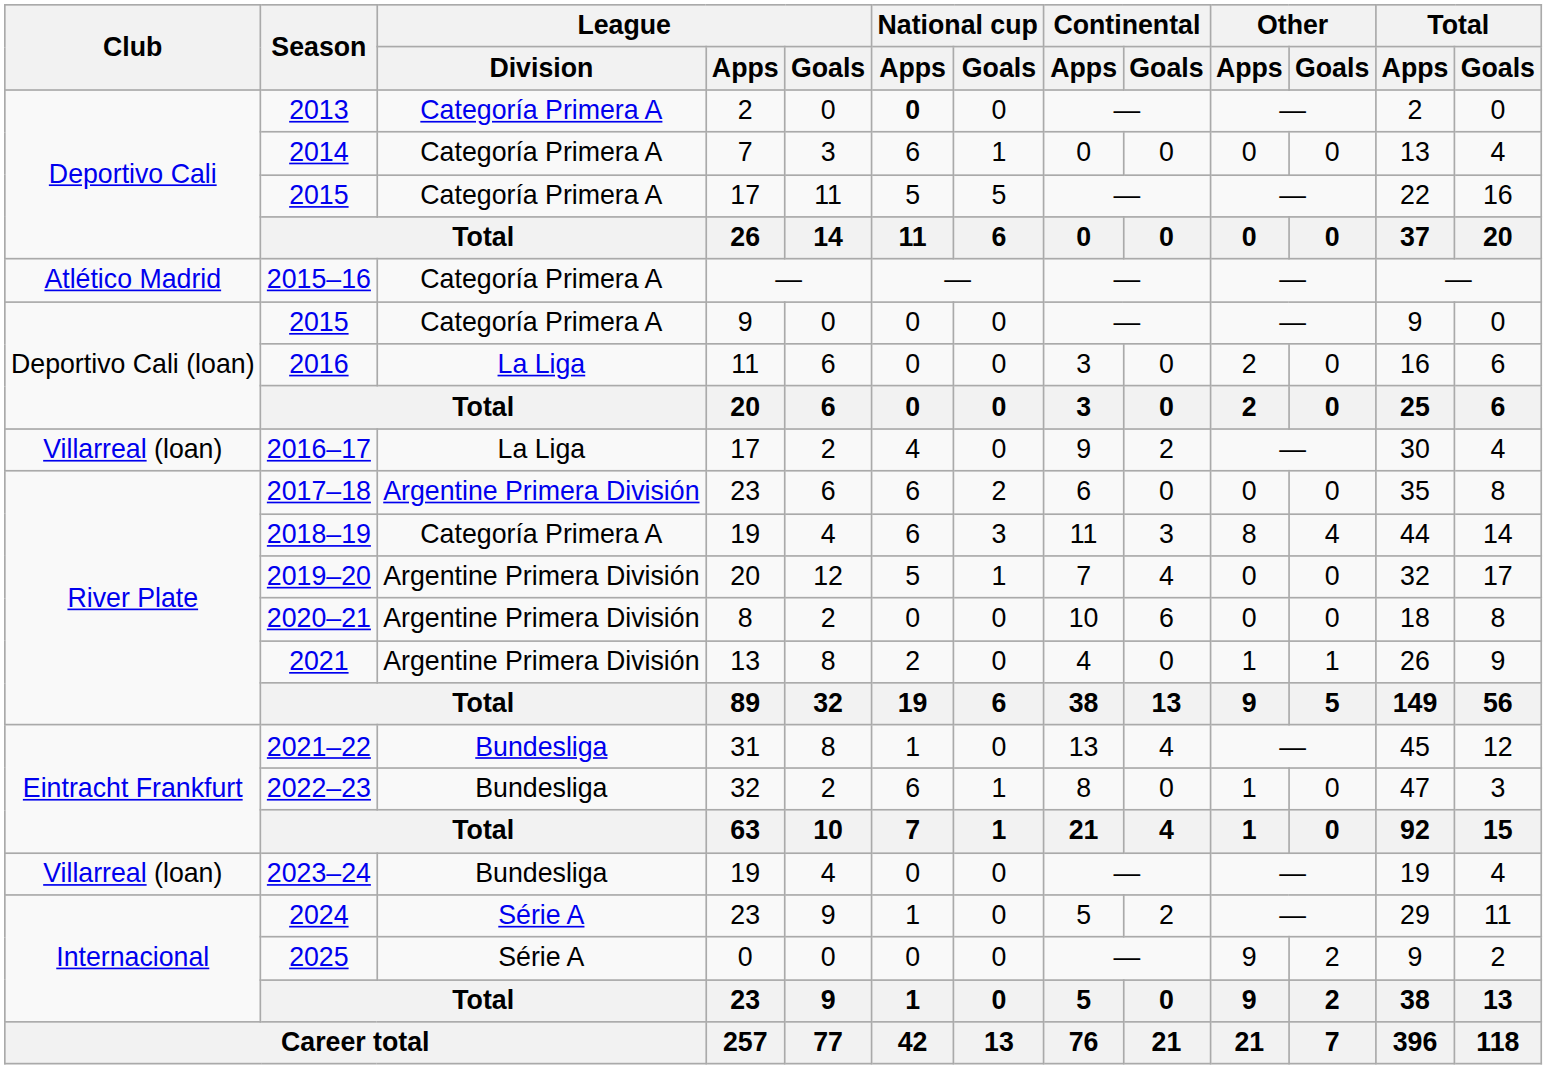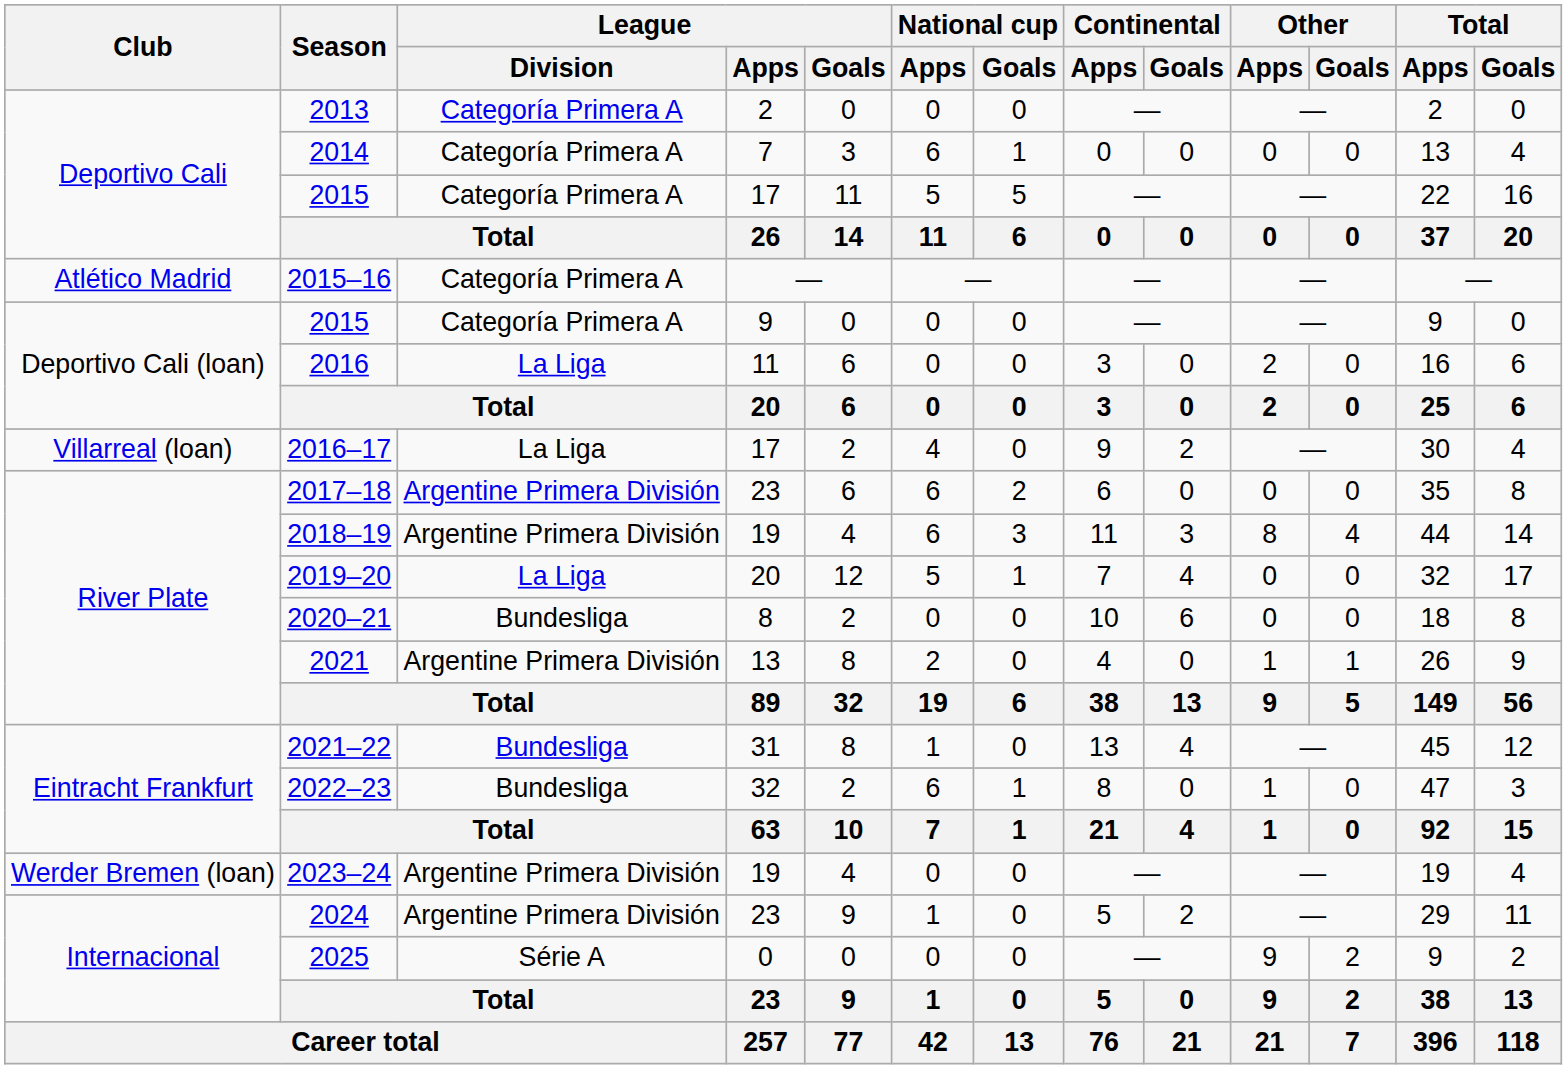(913, 110) bold -> (933, 110) normal
(541, 534) Categoría Primera A -> (562, 534) Argentine Primera División
(541, 576) Argentine Primera División -> (562, 576) La Liga
(541, 618) Argentine Primera División -> (562, 618) Bundesliga
(133, 873) Villarreal (loan) -> (143, 873) Werder Bremen (loan)
(541, 873) Bundesliga -> (562, 873) Argentine Primera División
(541, 915) Série A -> (562, 915) Argentine Primera División
